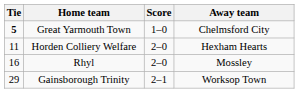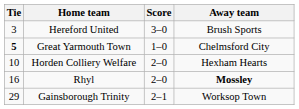+ row: (84, 29)
(14, 46) 11 -> (14, 63) 10
(234, 63) normal -> (234, 79) bold
